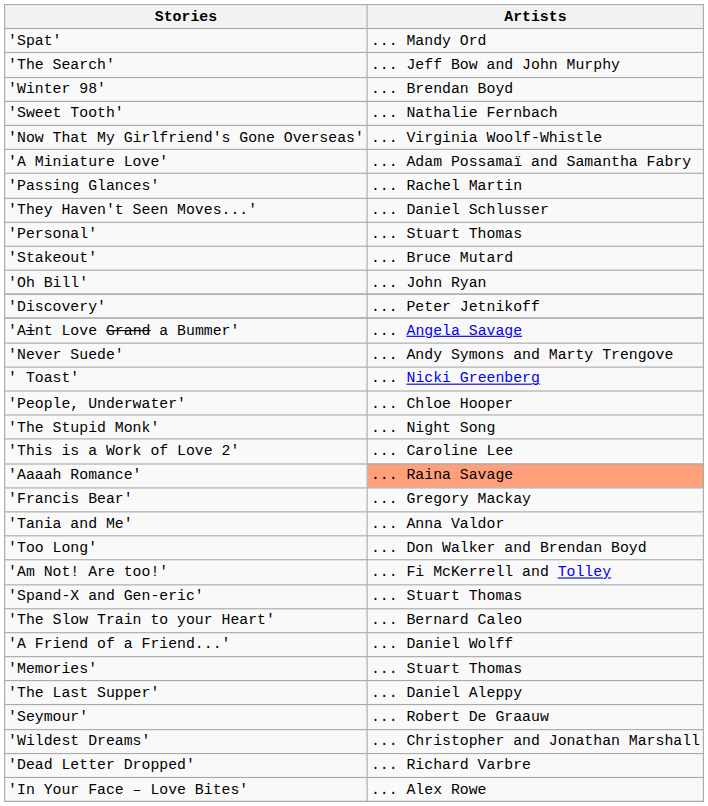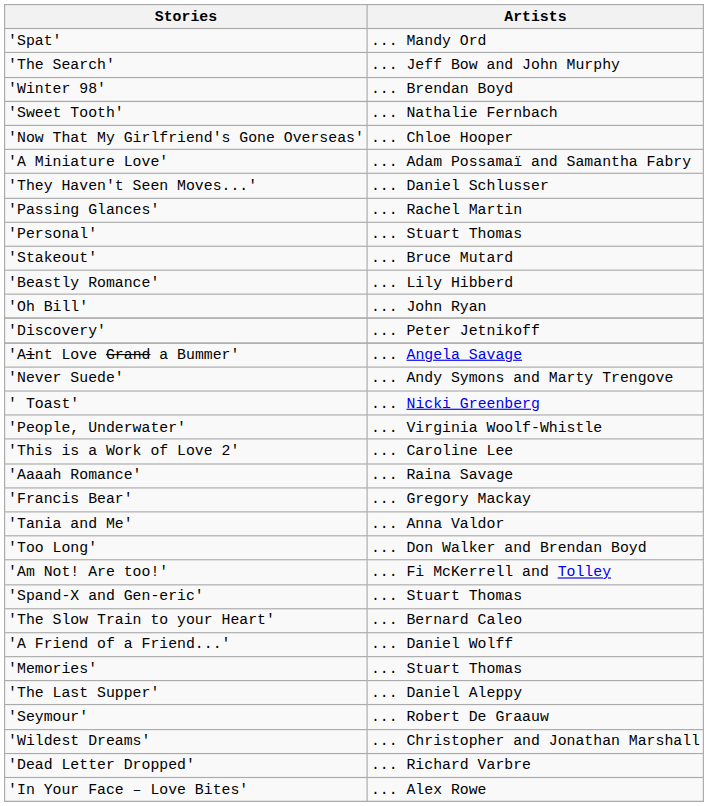(487, 137) ... Virginia Woolf-Whistle -> (442, 137) ... Chloe Hooper
rows swapped: (133, 210) <-> (84, 186)
+ row: (84, 282)
(442, 403) ... Chloe Hooper -> (487, 427) ... Virginia Woolf-Whistle
- row: (84, 427)
(442, 476) lightsalmon background -> (442, 476) no background
